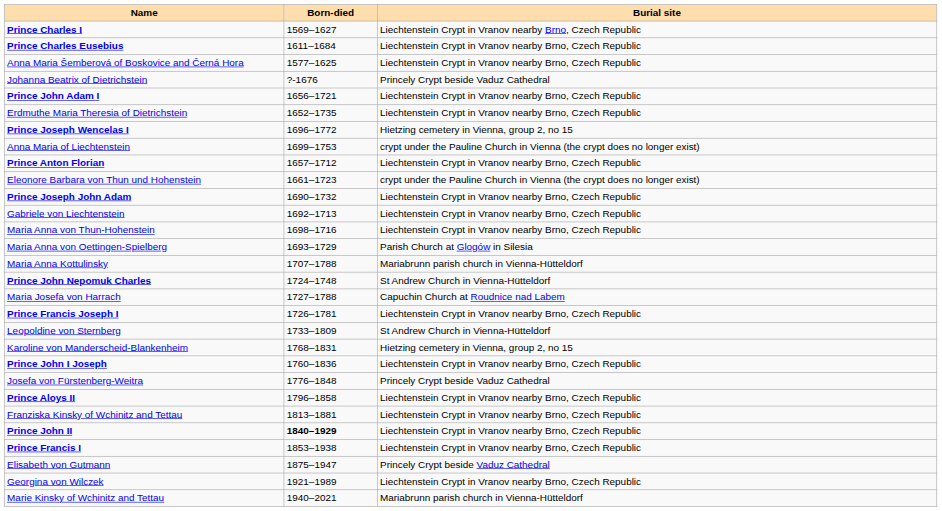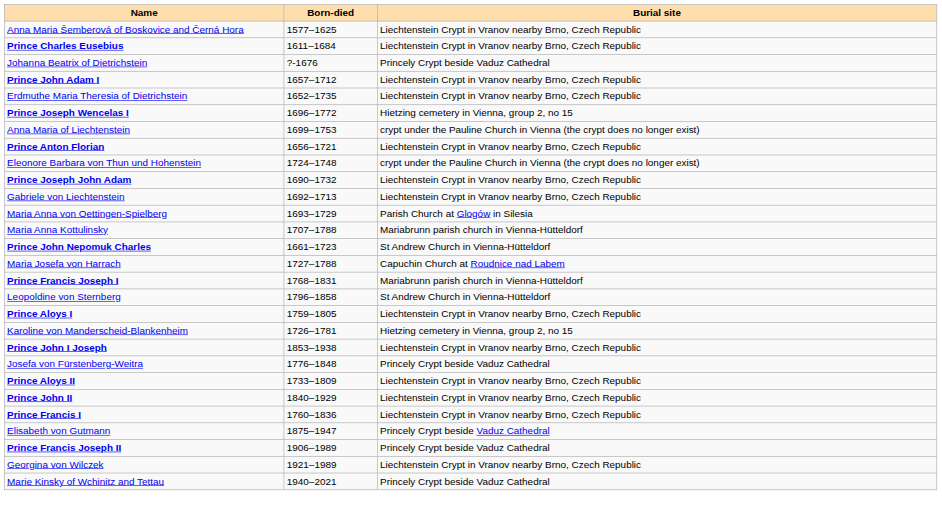- row: (45, 29)
rows swapped: (125, 63) <-> (65, 46)
(312, 96) 1656–1721 -> (312, 79) 1657–1712
(312, 163) 1657–1712 -> (312, 146) 1656–1721
(312, 180) 1661–1723 -> (312, 163) 1724–1748
- row: (81, 230)
(312, 280) 1724–1748 -> (312, 247) 1661–1723
(312, 314) 1726–1781 -> (312, 280) 1768–1831
(511, 314) Liechtenstein Crypt in Vranov nearby Brno, Czech Republic -> (481, 280) Mariabrunn parish church in Vienna-Hütteldorf
(312, 330) 1733–1809 -> (312, 297) 1796–1858
+ row: (40, 314)
(312, 347) 1768–1831 -> (312, 330) 1726–1781
(312, 364) 1760–1836 -> (312, 347) 1853–1938
(312, 397) 1796–1858 -> (312, 381) 1733–1809
- row: (95, 414)
(312, 431) bold -> (312, 397) normal
(312, 448) 1853–1938 -> (312, 414) 1760–1836
+ row: (64, 448)
(481, 498) Mariabrunn parish church in Vienna-Hütteldorf -> (465, 481) Princely Crypt beside Vaduz Cathedral
